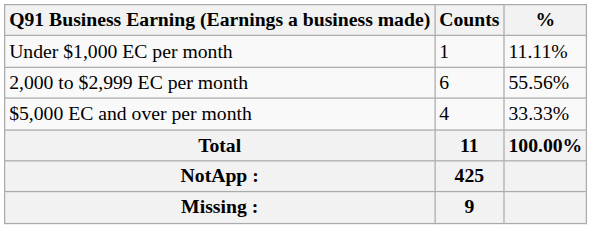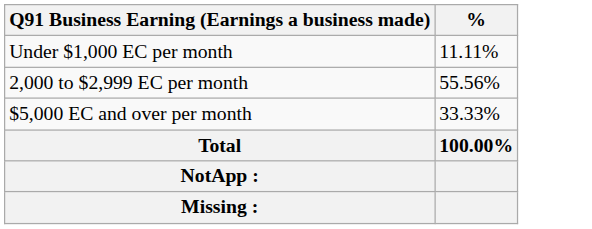- column: (469, 20)
